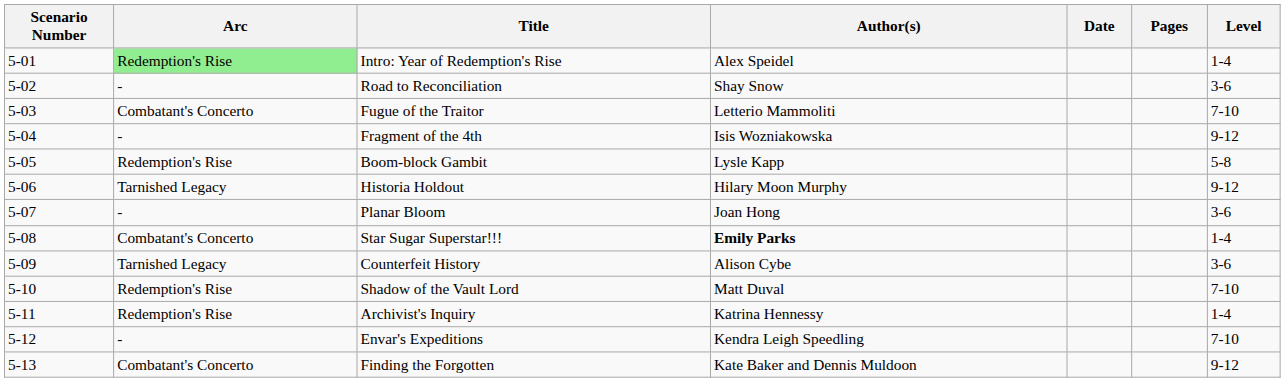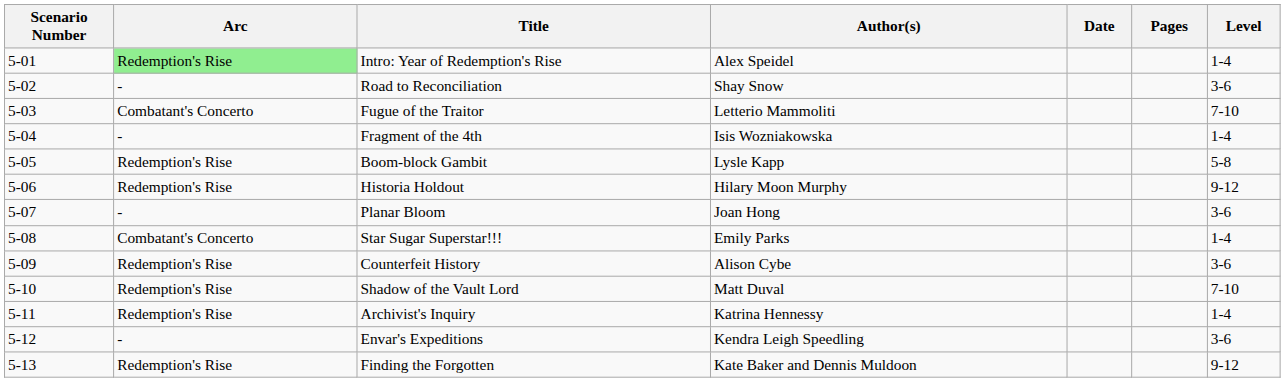(1225, 136) 9-12 -> (1221, 136) 1-4
(172, 187) Tarnished Legacy -> (175, 187) Redemption's Rise
(755, 238) bold -> (752, 238) normal
(172, 263) Tarnished Legacy -> (175, 263) Redemption's Rise
(1225, 339) 7-10 -> (1221, 339) 3-6
(185, 364) Combatant's Concerto -> (175, 364) Redemption's Rise
